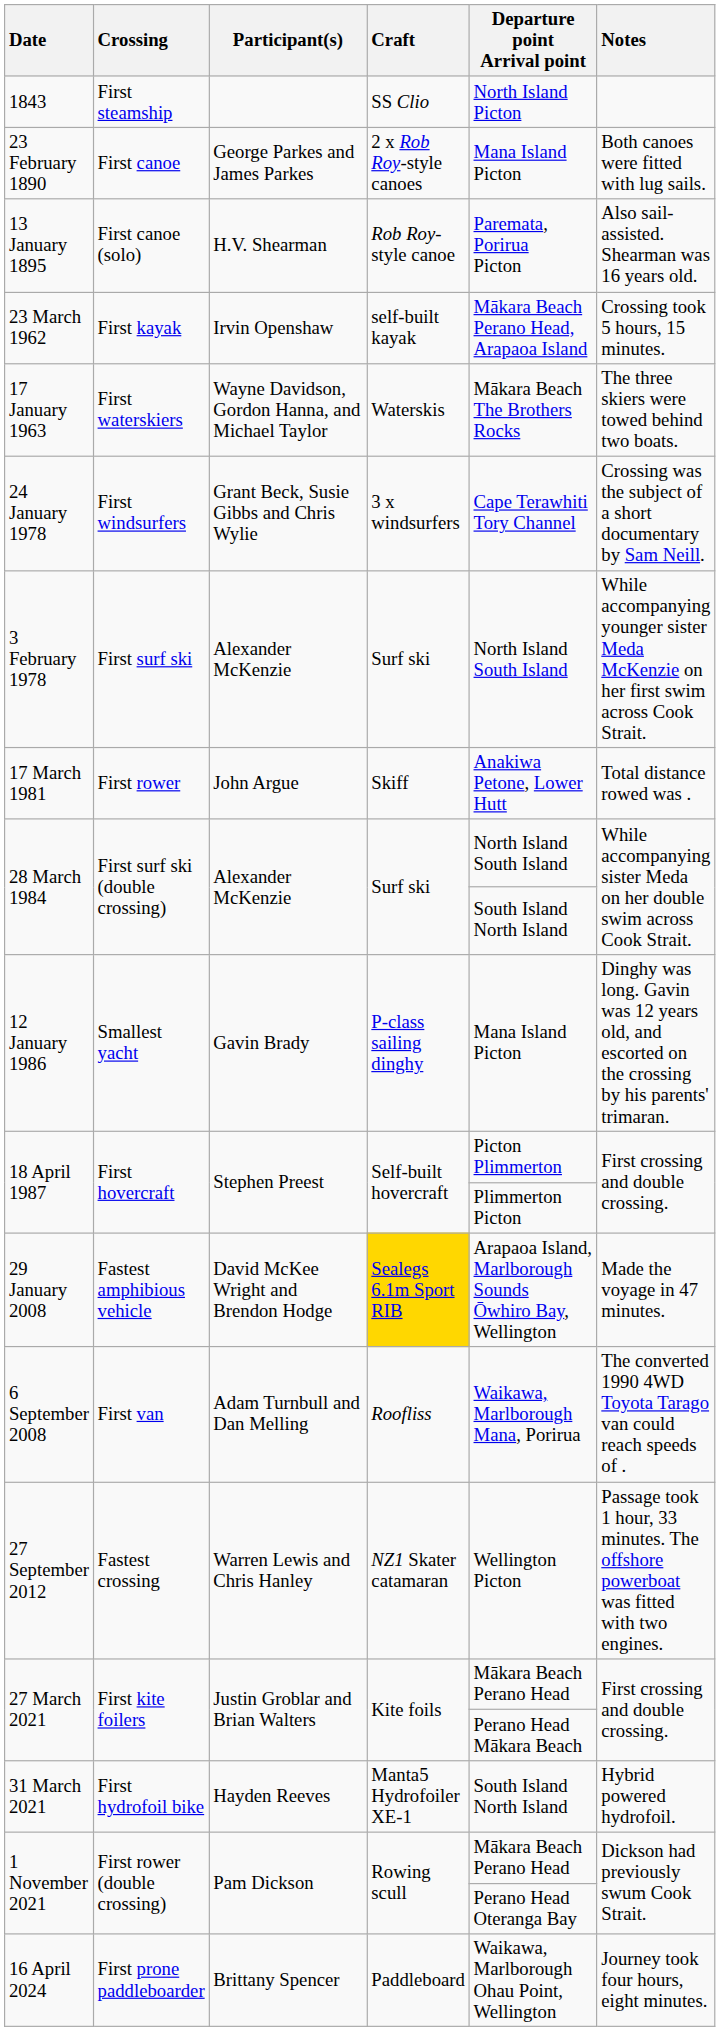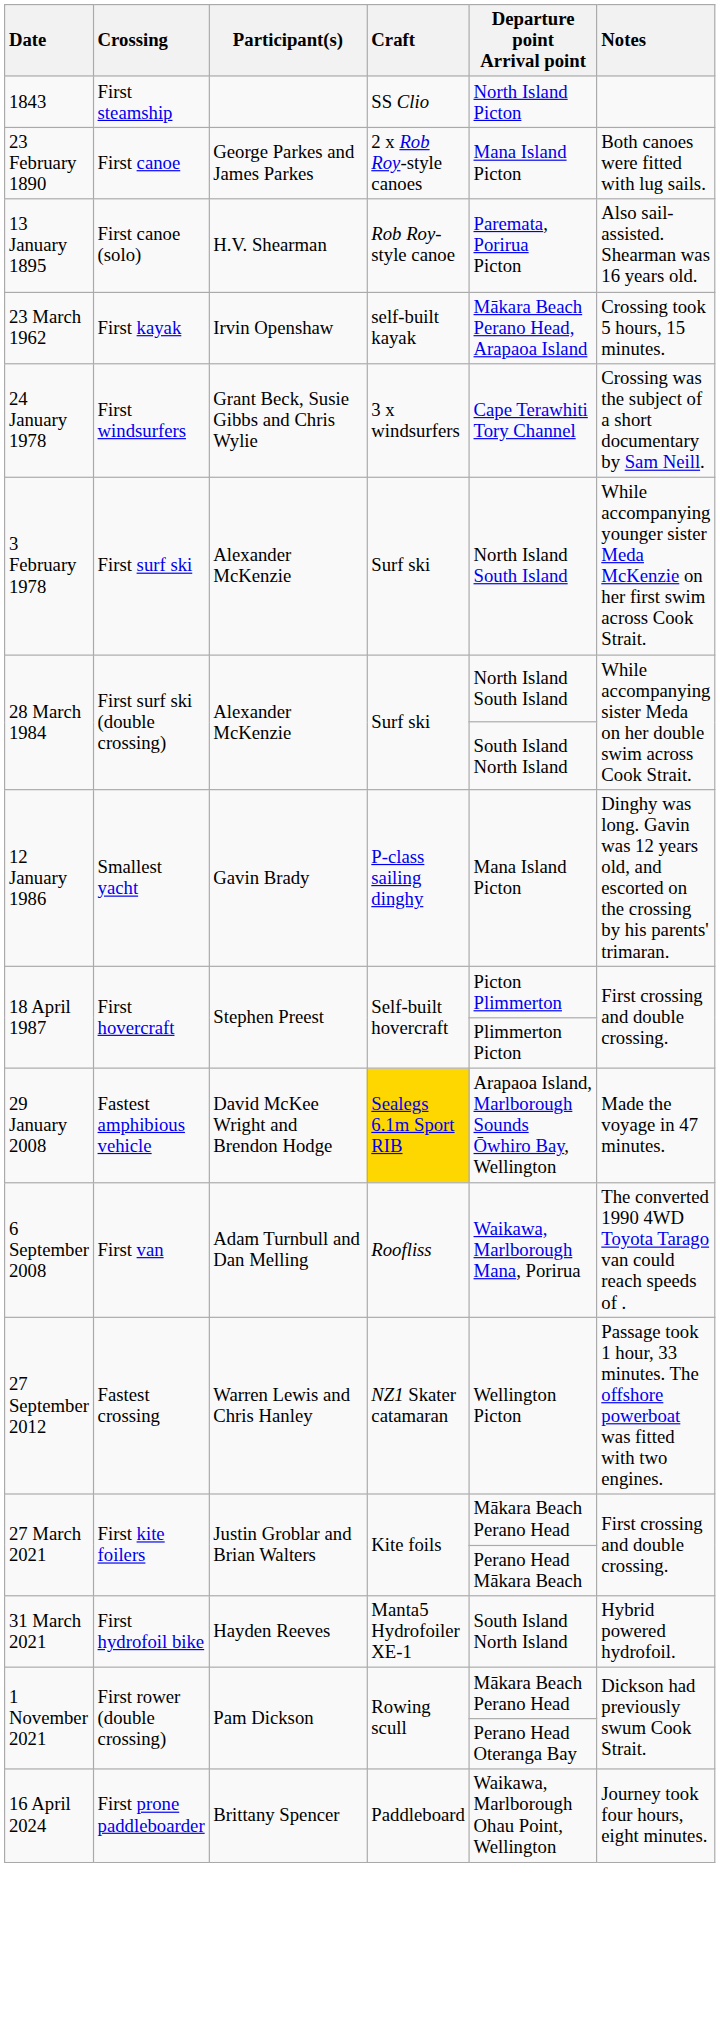- row: (38, 409)
- row: (45, 783)
